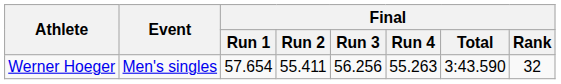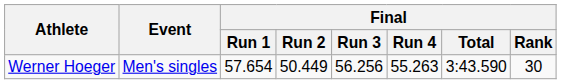(303, 67) 55.411 -> (304, 67) 50.449
(532, 67) 32 -> (533, 67) 30
